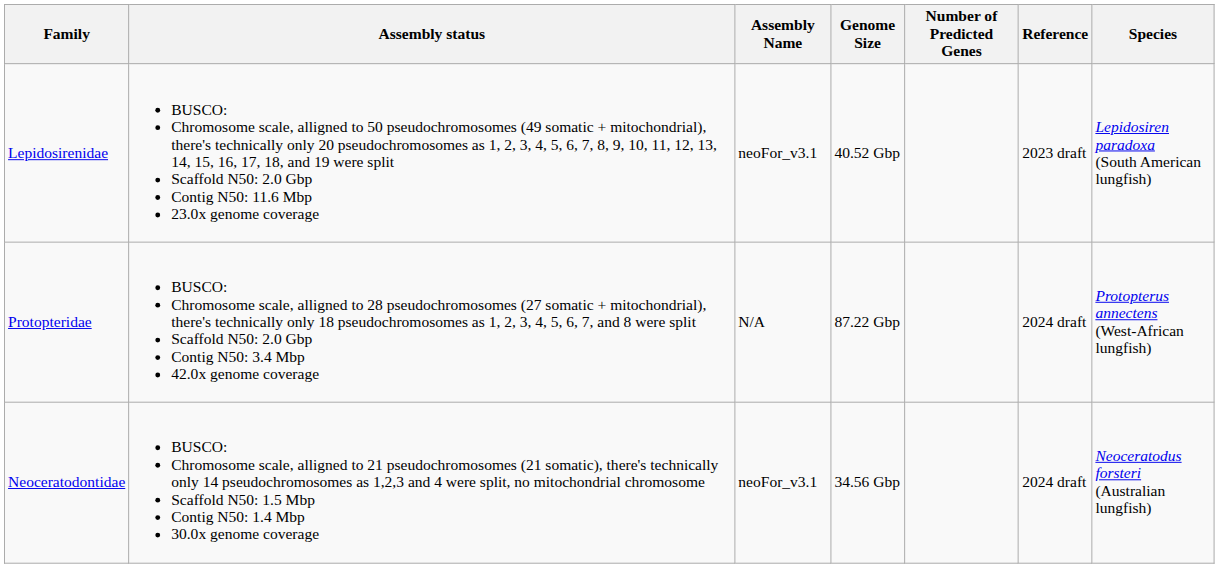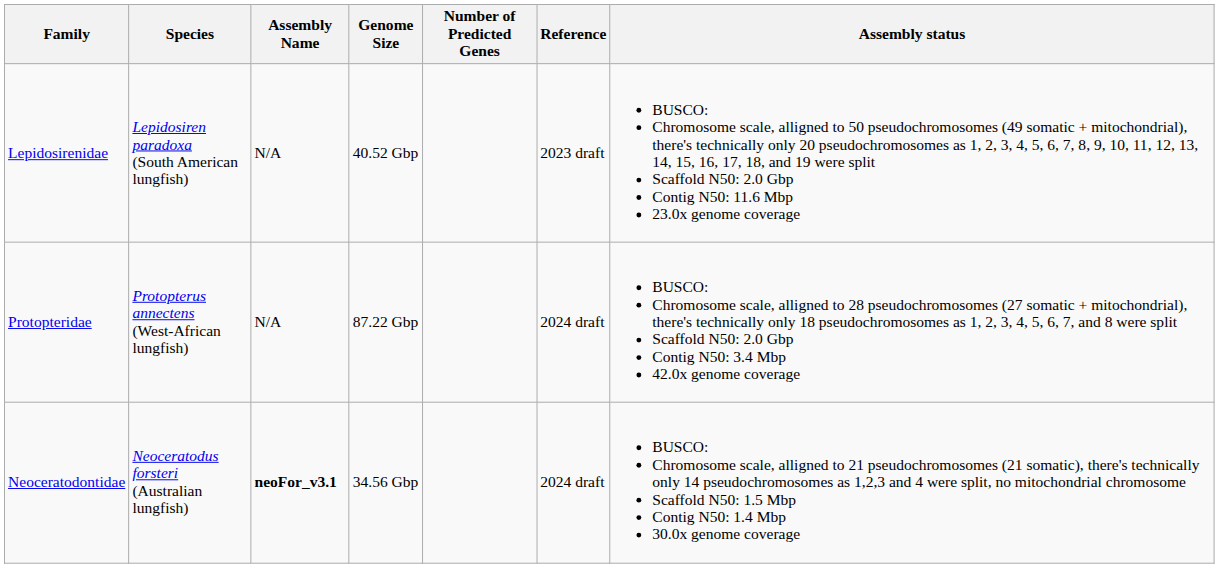columns swapped: (1153, 34) <-> (432, 34)
(778, 152) neoFor_v3.1 -> (268, 152) N/A
(778, 482) normal -> (296, 482) bold
